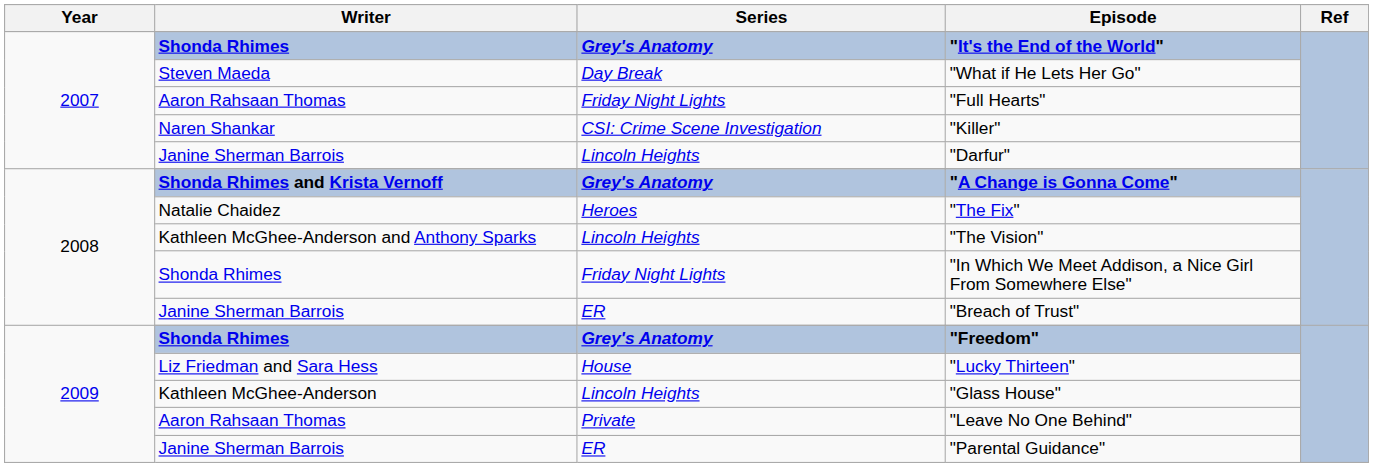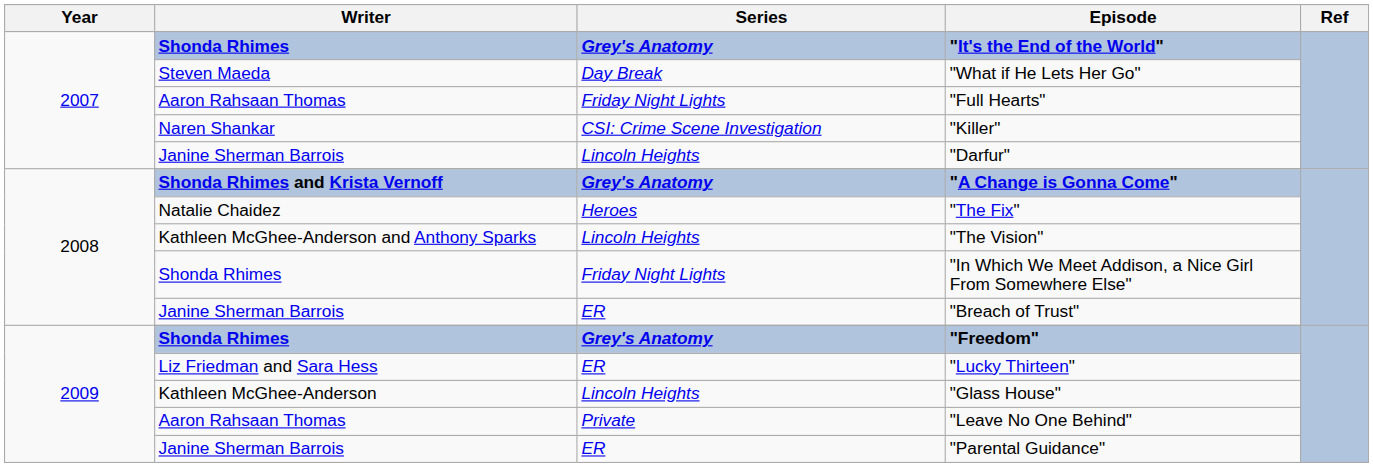(606, 366) House -> (593, 366) ER
